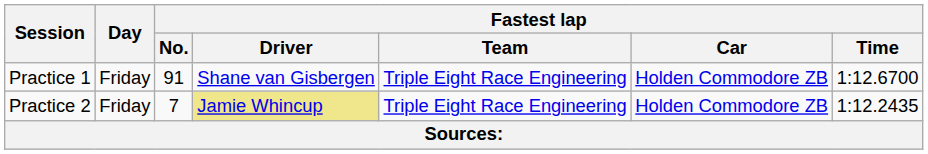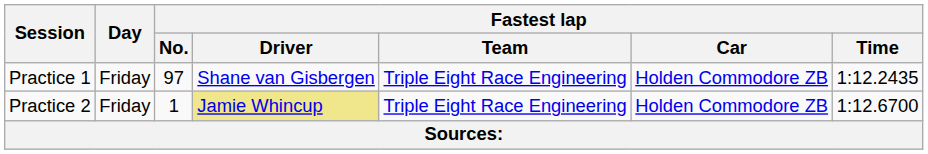(174, 77) 91 -> (174, 77) 97
(878, 77) 1:12.6700 -> (878, 77) 1:12.2435
(174, 106) 7 -> (174, 106) 1
(878, 106) 1:12.2435 -> (878, 106) 1:12.6700
